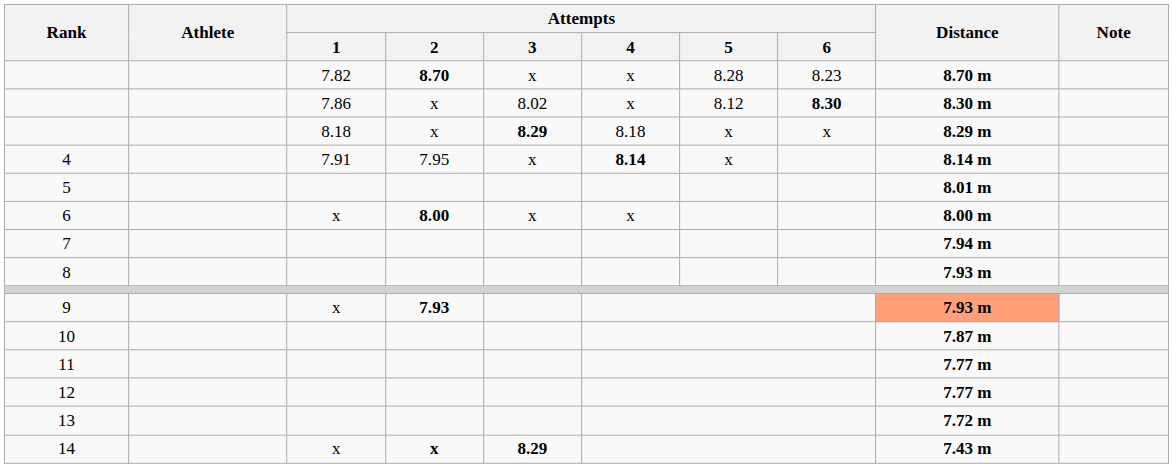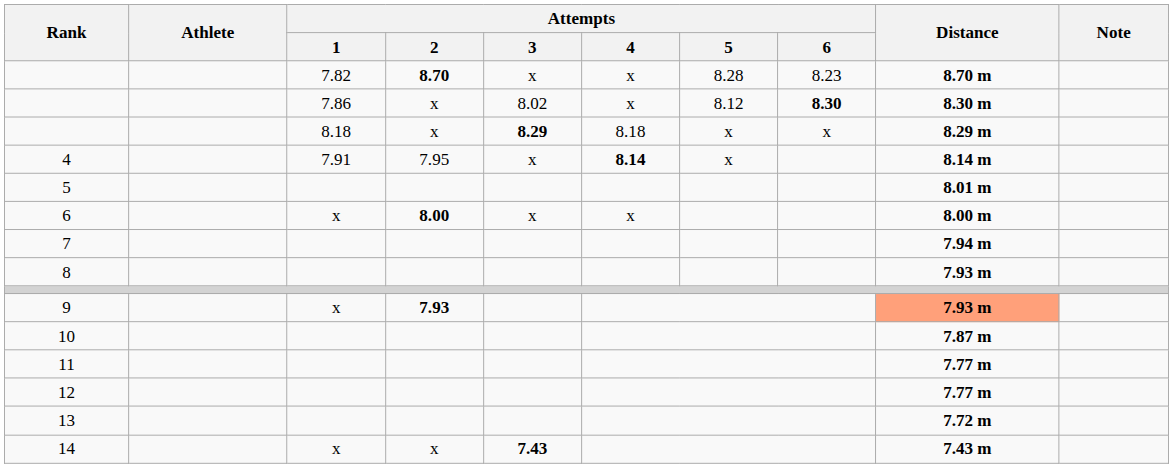(434, 448) bold -> (434, 448) normal
(532, 448) 8.29 -> (532, 448) 7.43
